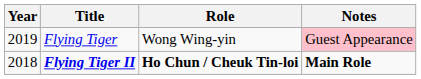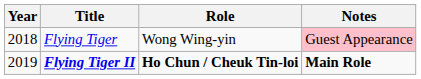(23, 39) 2019 -> (23, 39) 2018
(23, 62) 2018 -> (23, 62) 2019
